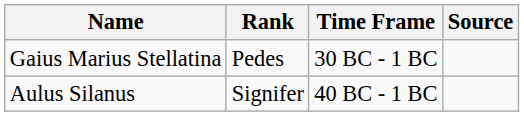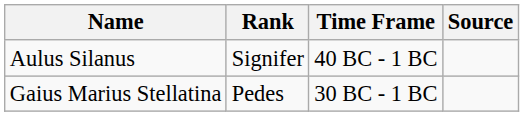rows swapped: (116, 57) <-> (72, 93)
